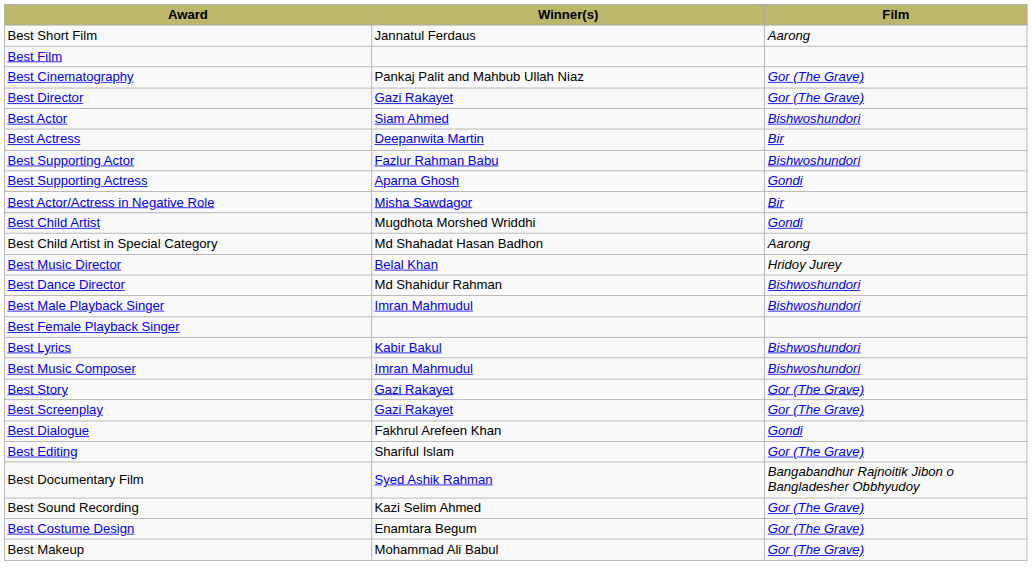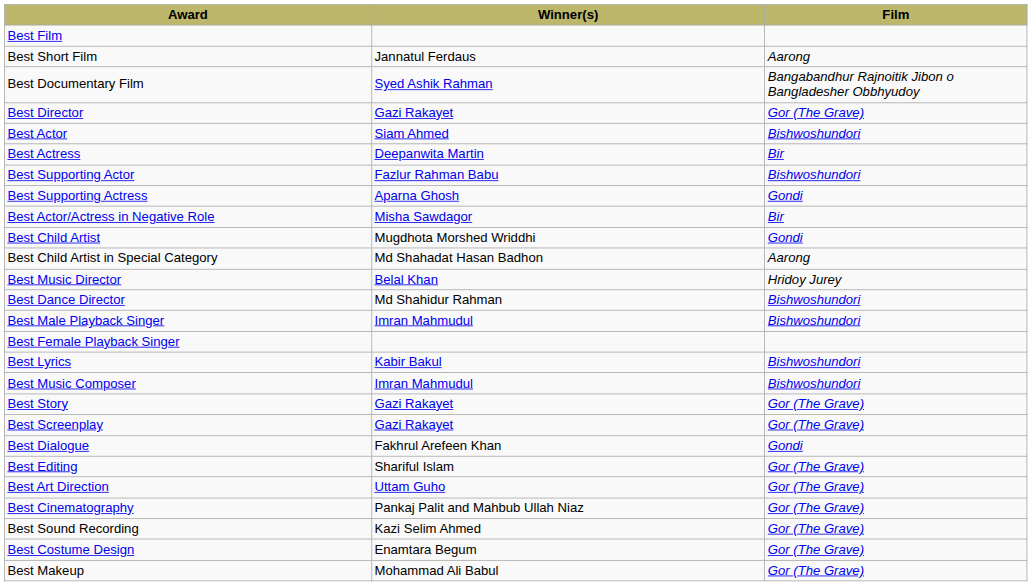rows swapped: (35, 56) <-> (52, 35)
rows swapped: (76, 480) <-> (71, 77)
+ row: (58, 487)
